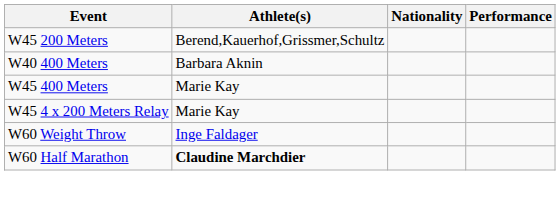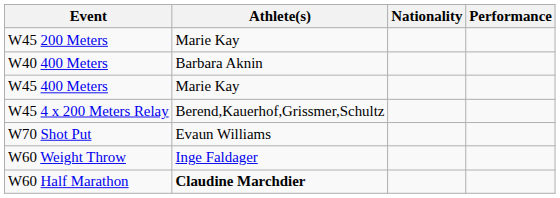(280, 39) Berend,Kauerhof,Grissmer,Schultz -> (208, 39) Marie Kay
(208, 110) Marie Kay -> (280, 110) Berend,Kauerhof,Grissmer,Schultz
+ row: (50, 134)
